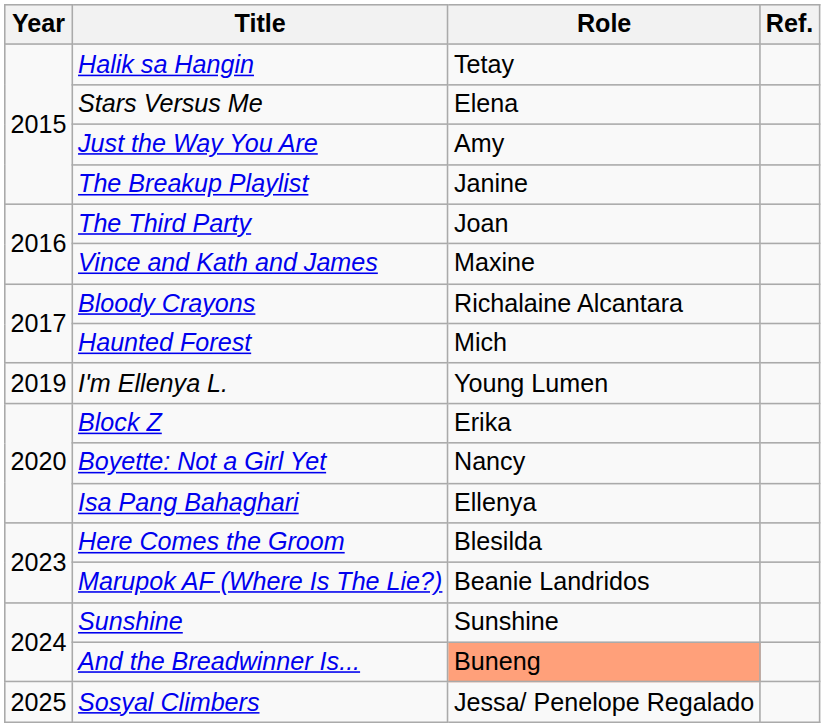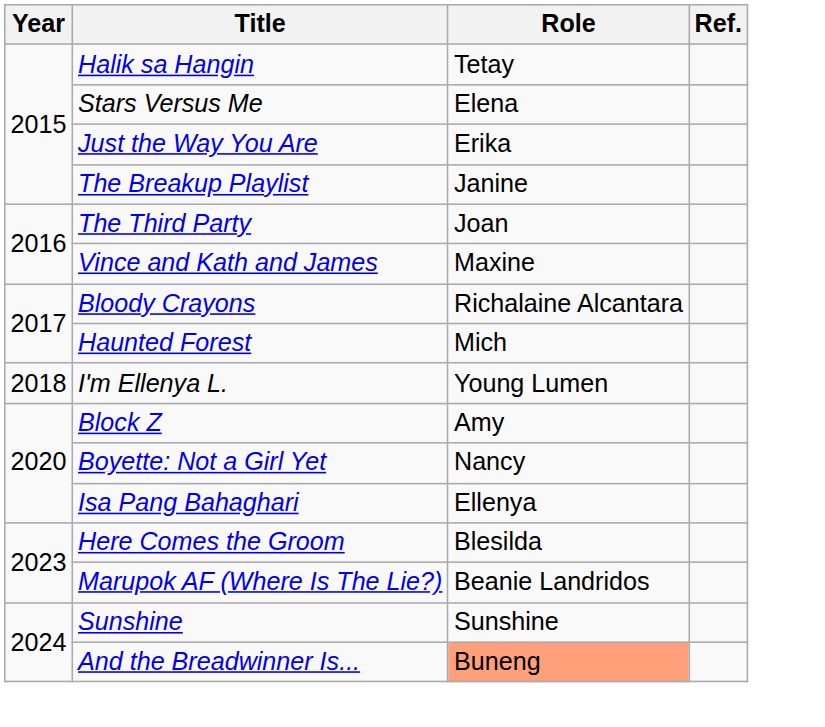(479, 143) Amy -> (483, 143) Erika
(39, 382) 2019 -> (39, 382) 2018
(483, 422) Erika -> (479, 422) Amy
- row: (169, 701)
